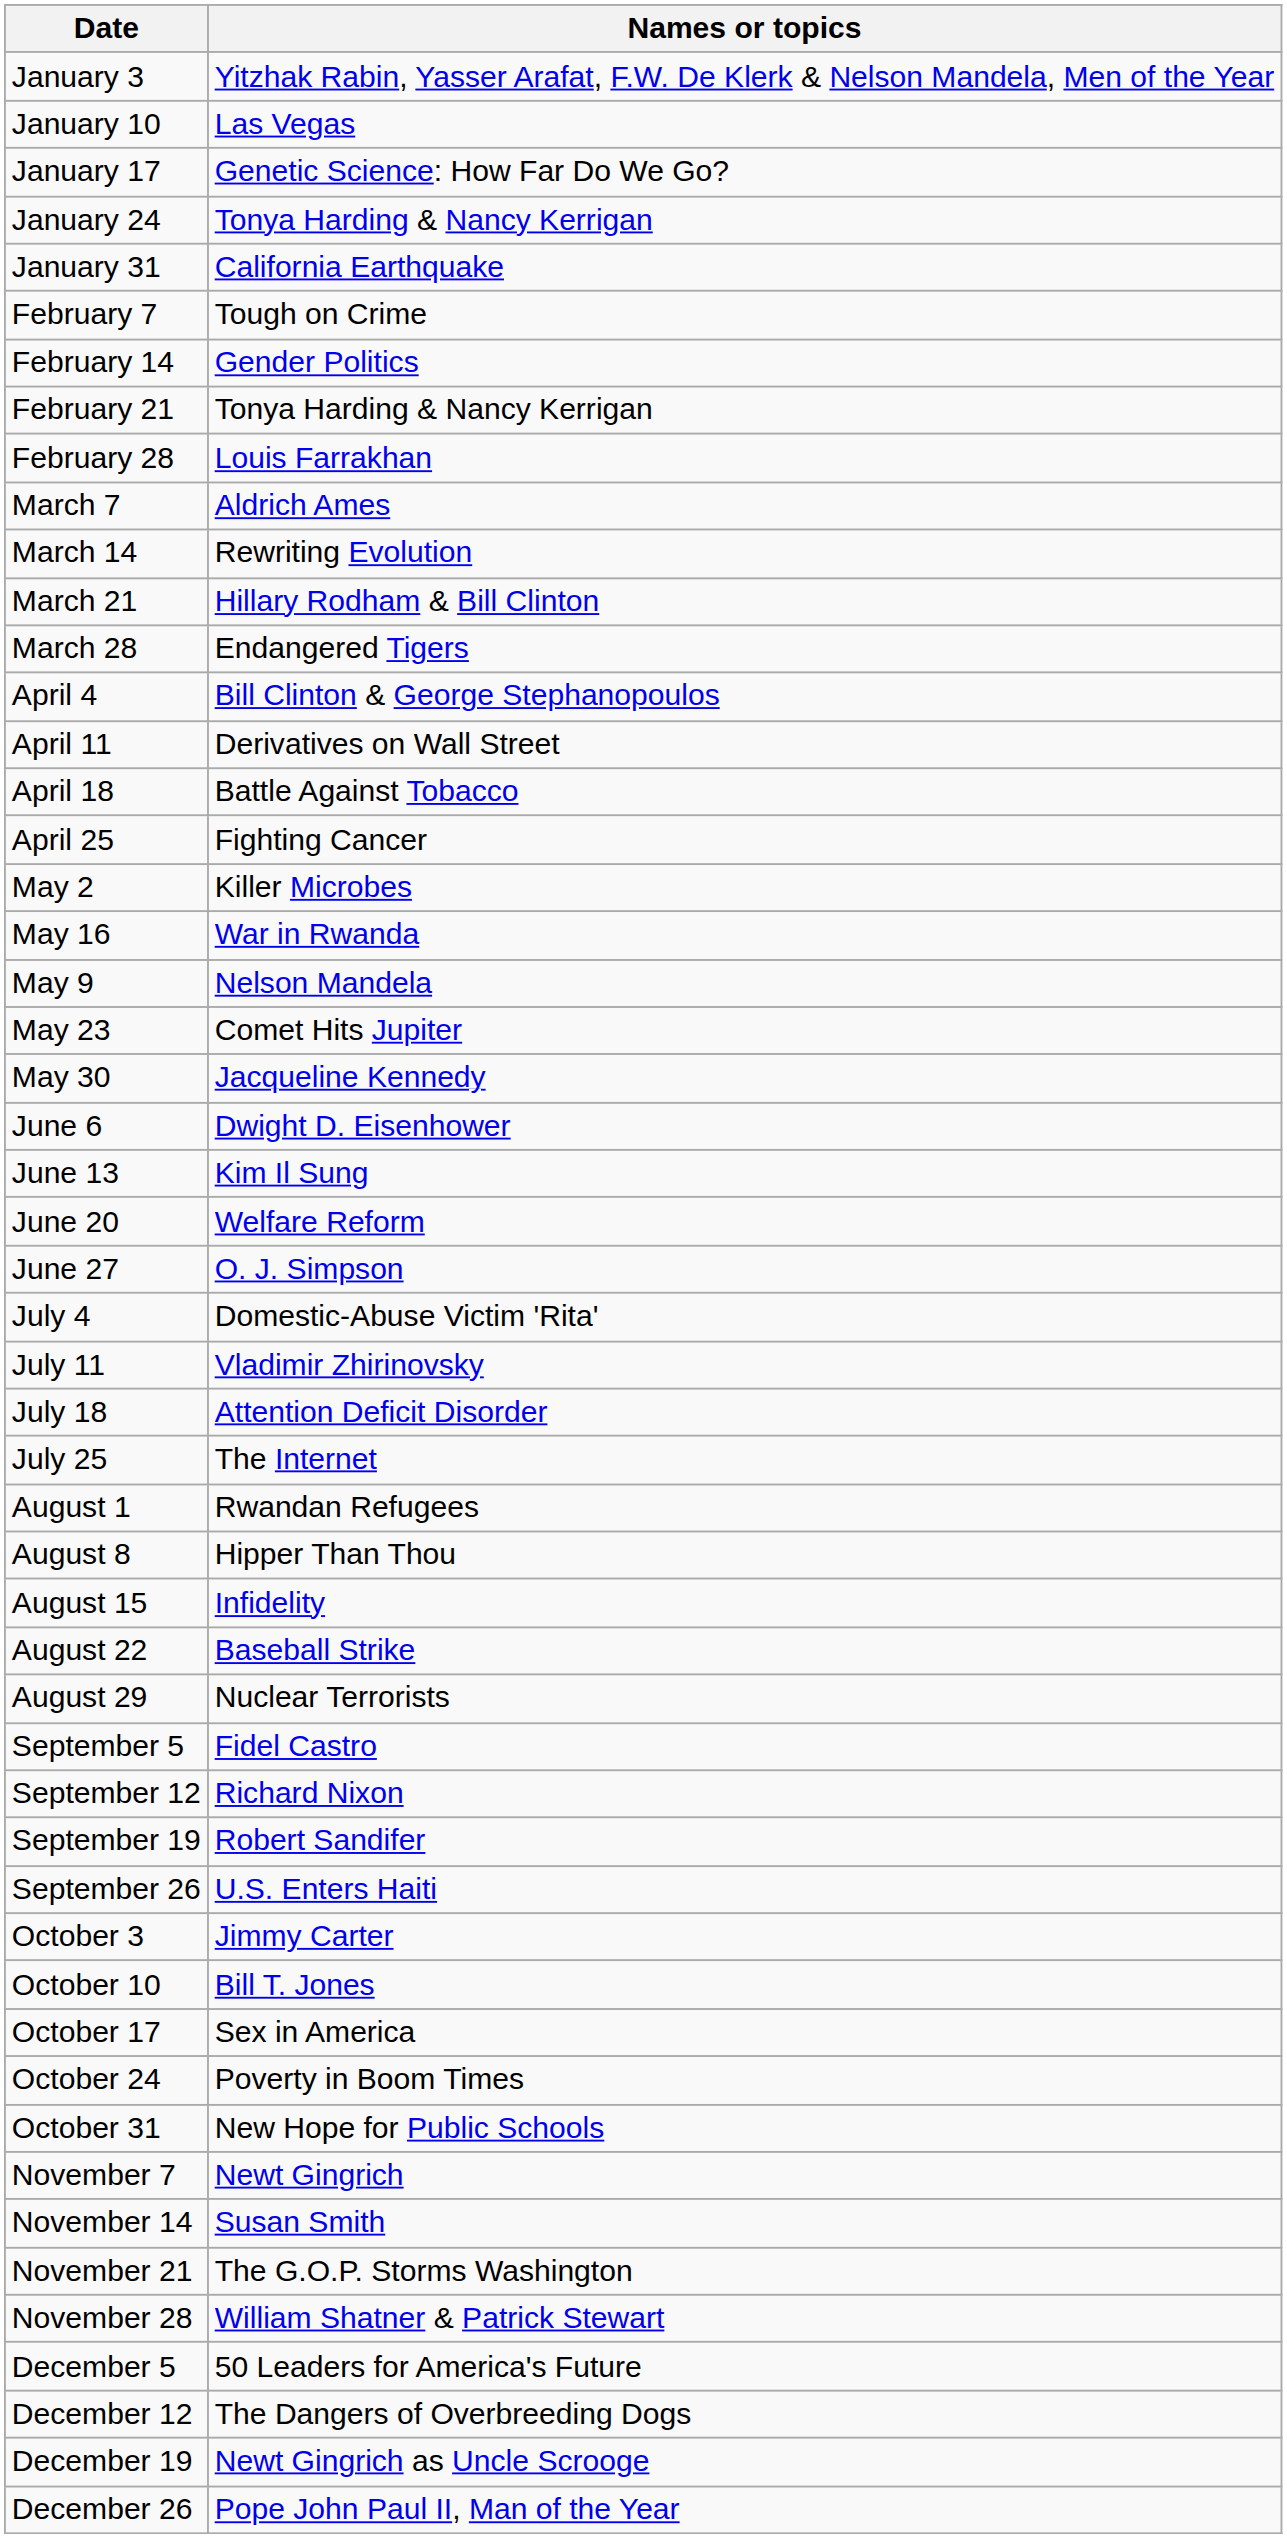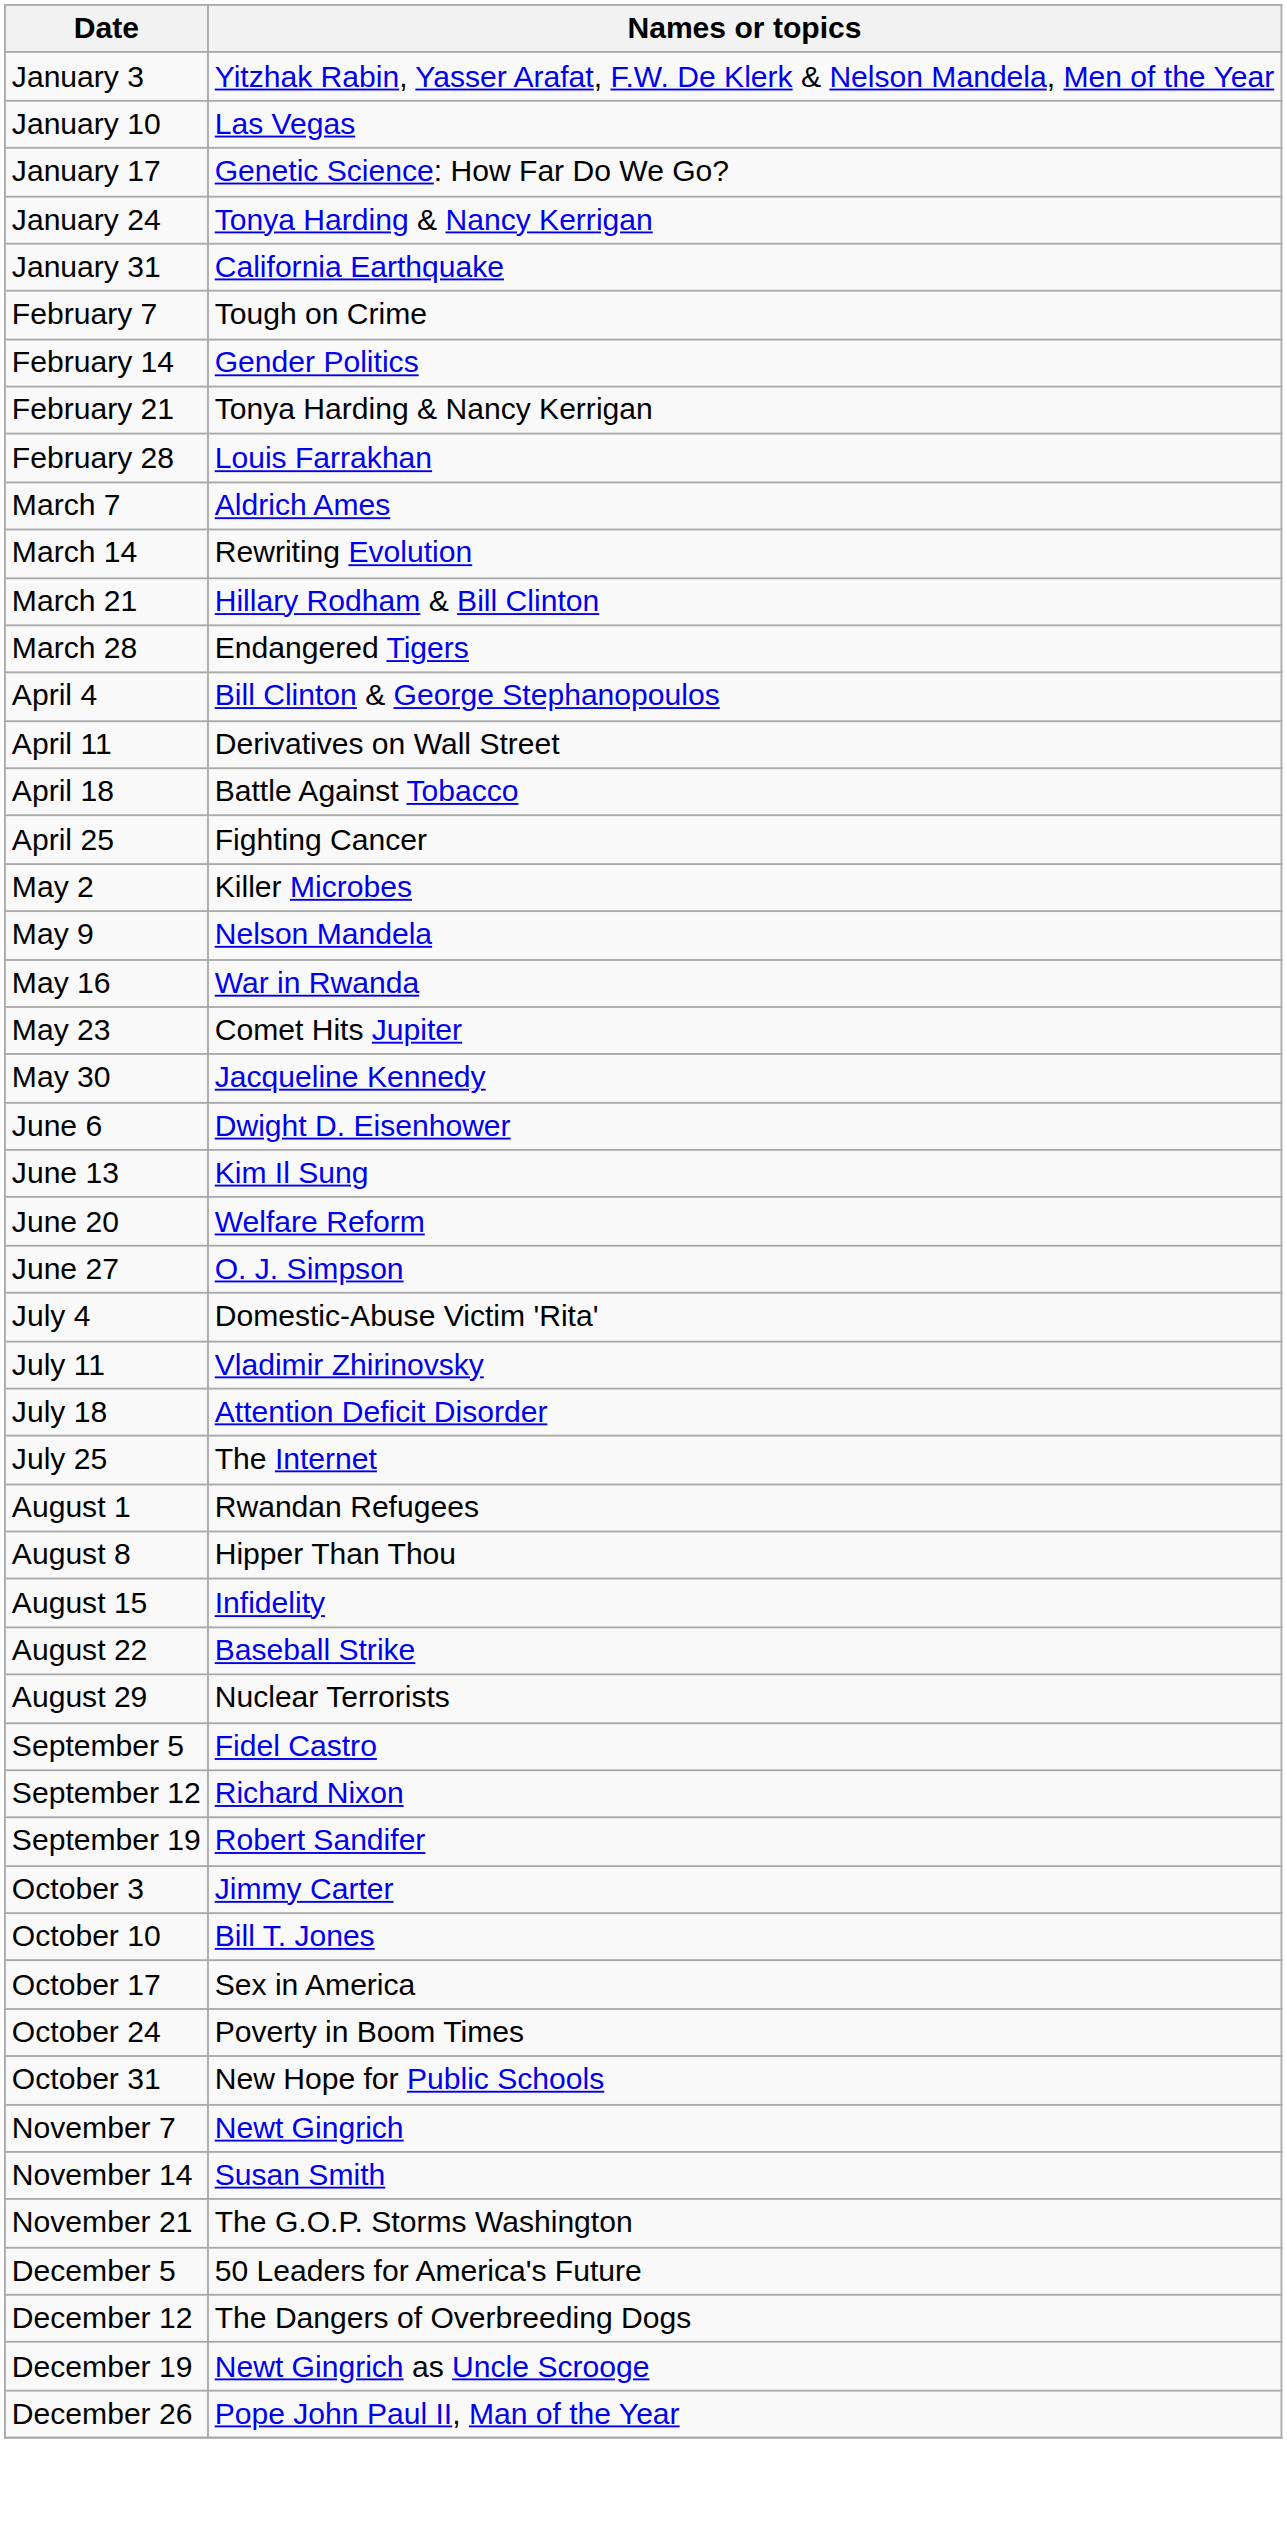rows swapped: (53, 982) <-> (61, 934)
- row: (106, 1888)
- row: (102, 2318)
